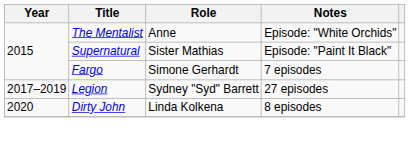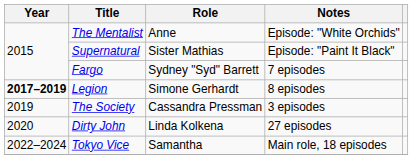(193, 70) Simone Gerhardt -> (204, 70) Sydney "Syd" Barrett
(37, 88) normal -> (37, 88) bold
(204, 88) Sydney "Syd" Barrett -> (193, 88) Simone Gerhardt
(296, 88) 27 episodes -> (296, 88) 8 episodes
+ row: (103, 107)
(293, 107) 8 episodes -> (300, 126) 27 episodes
+ row: (100, 145)
